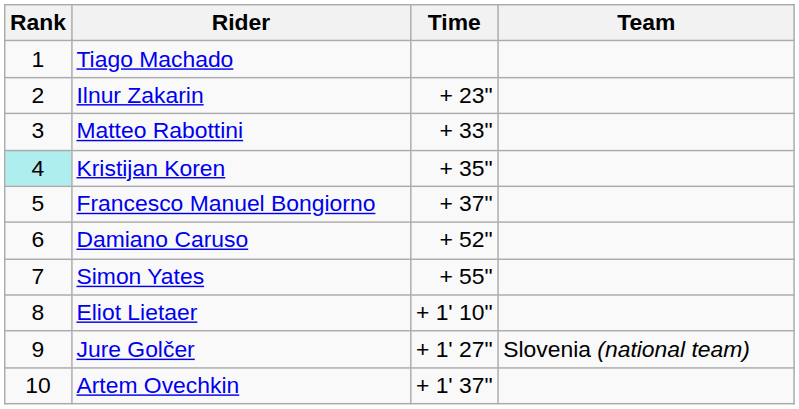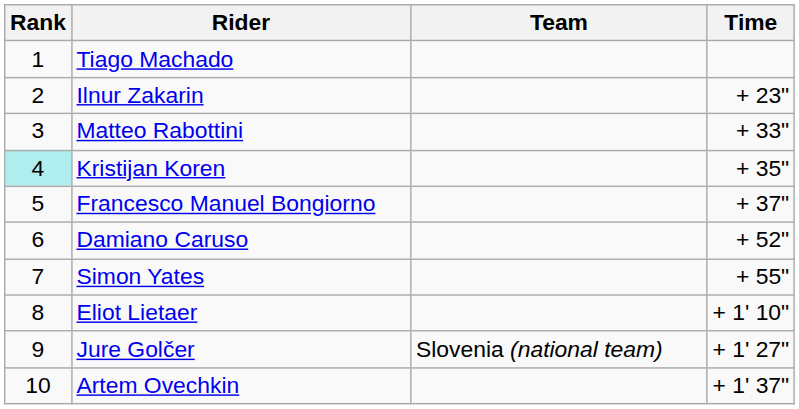columns swapped: (646, 22) <-> (454, 22)
